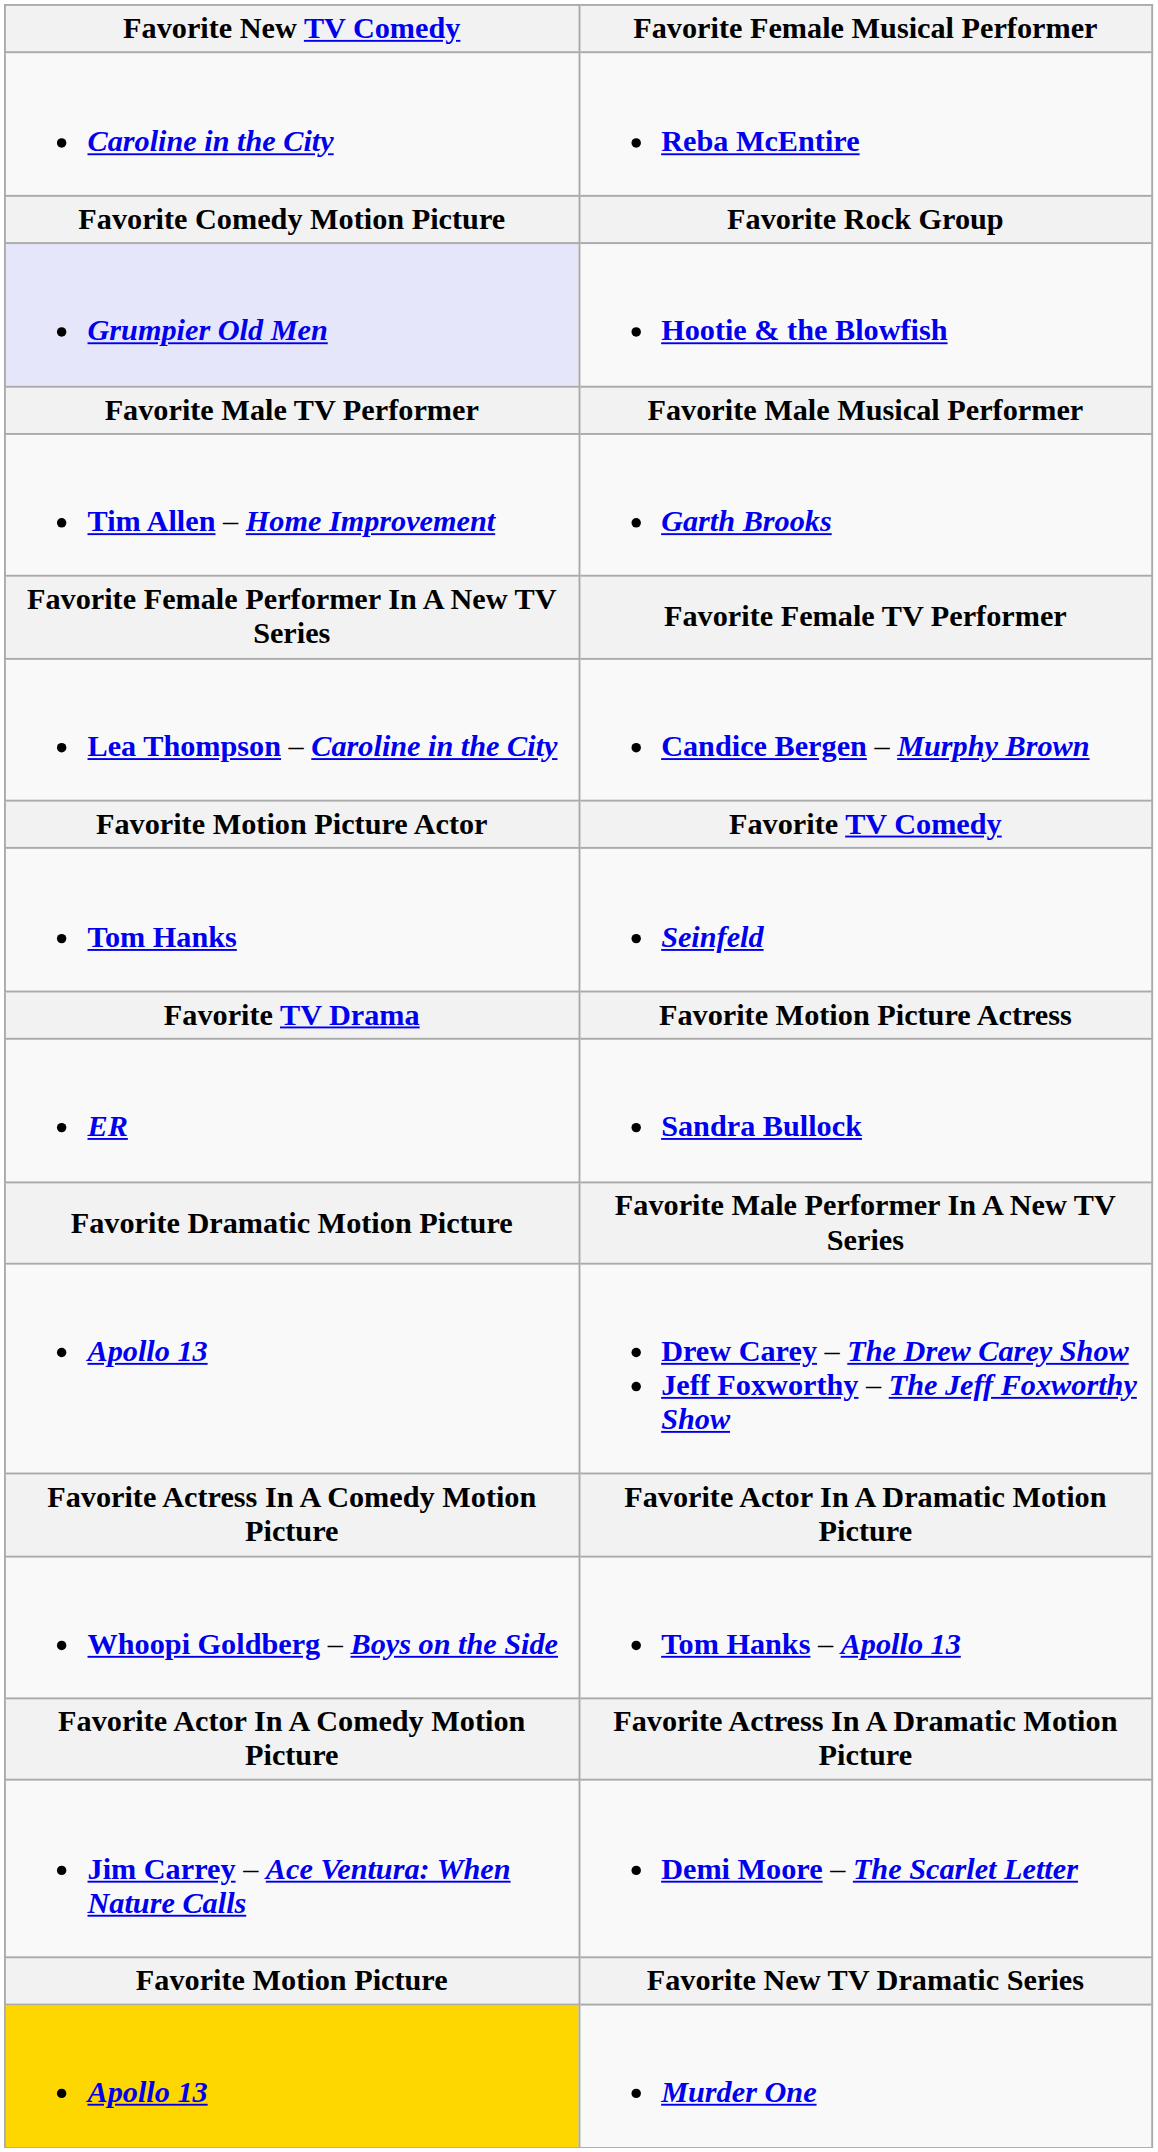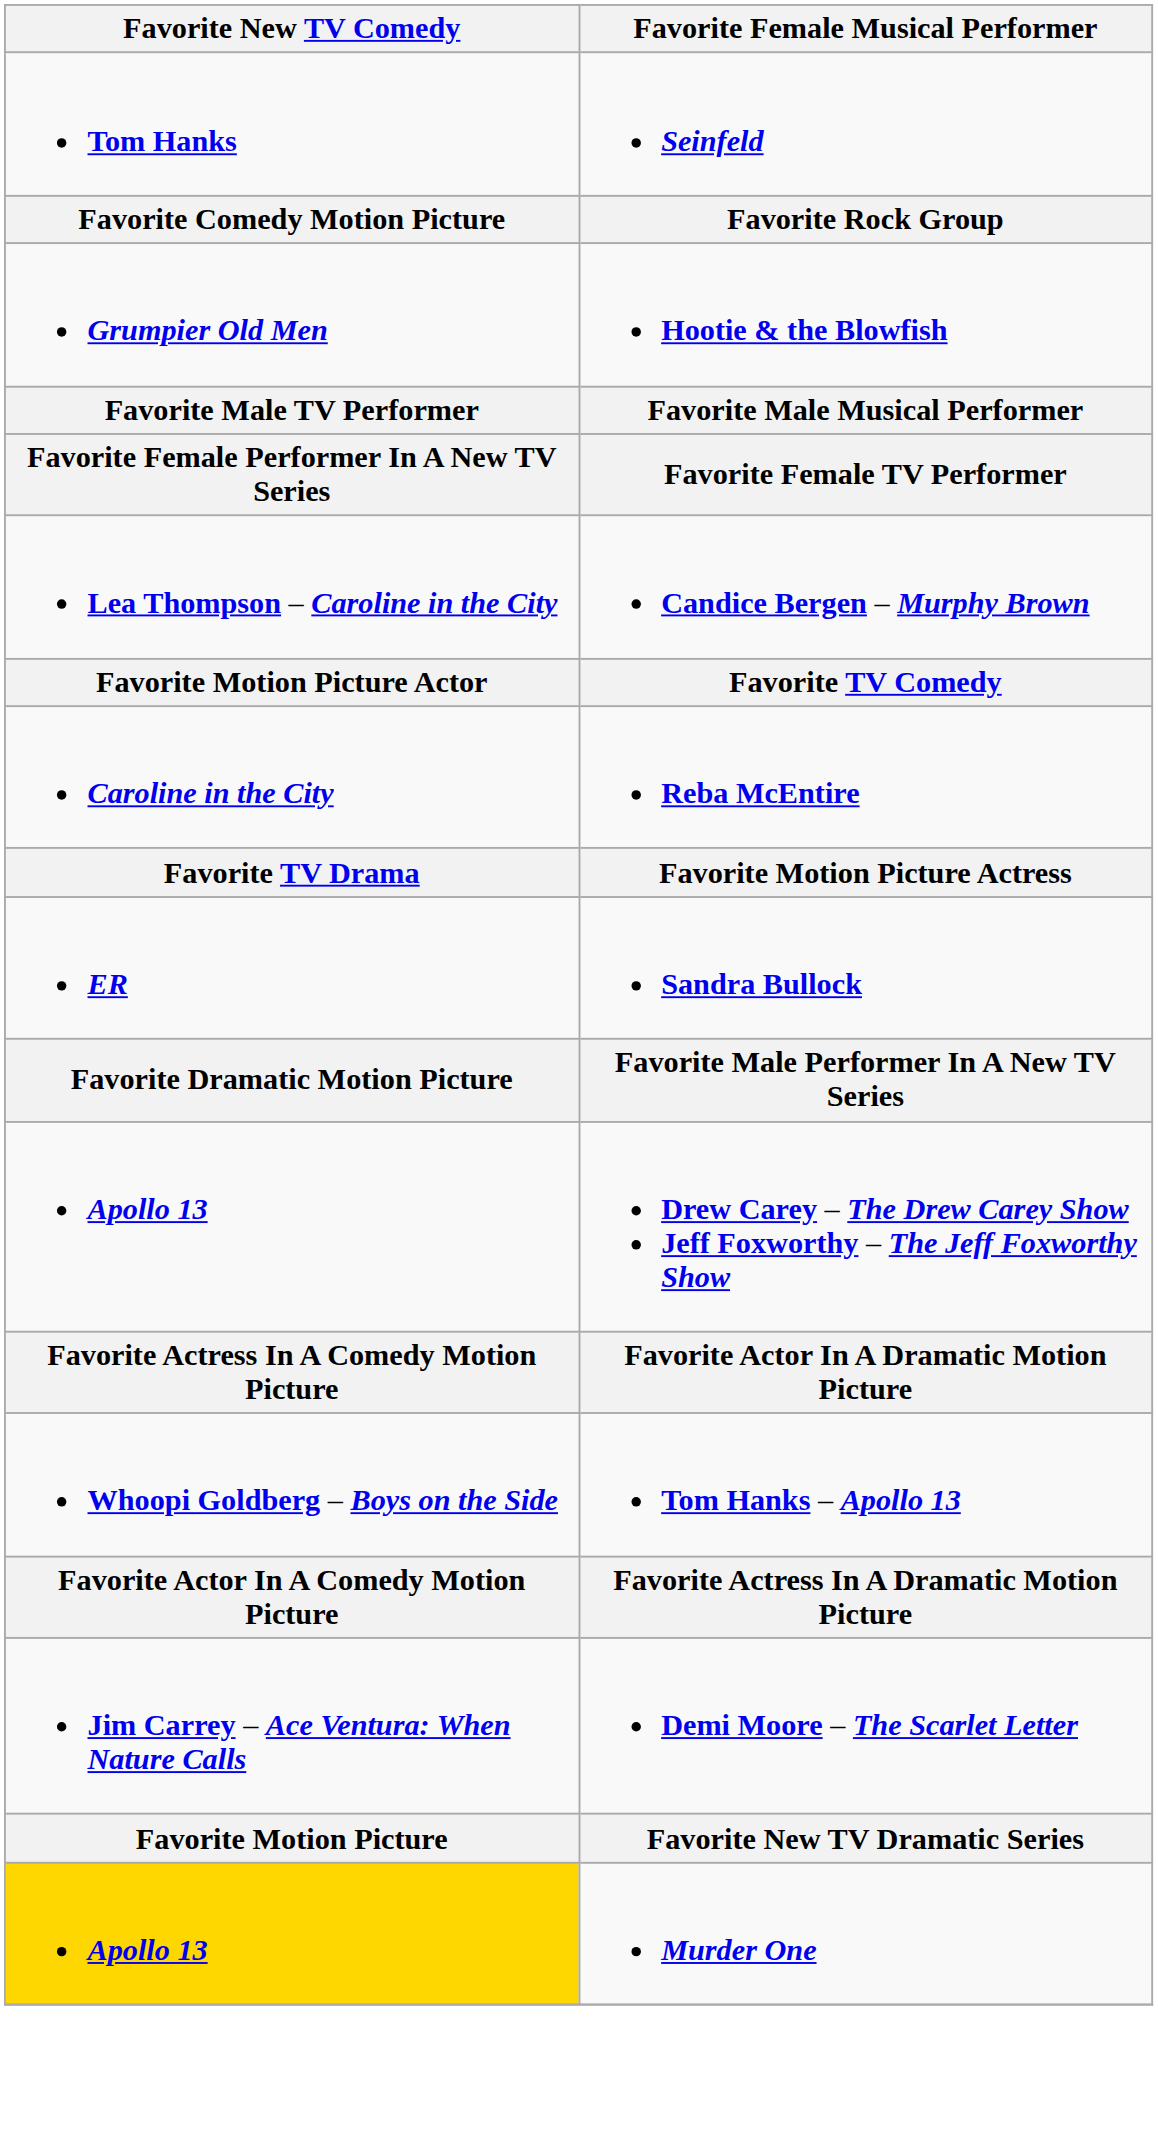rows swapped: (865, 141) <-> (865, 937)
(292, 332) lavender background -> (292, 332) no background
- row: (865, 522)
